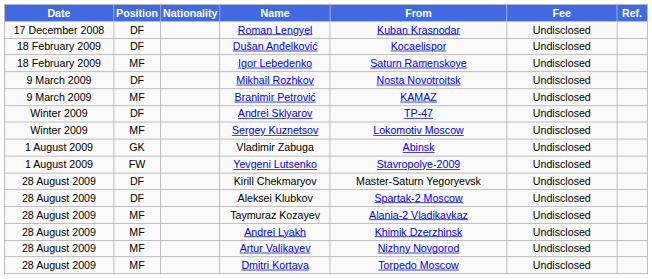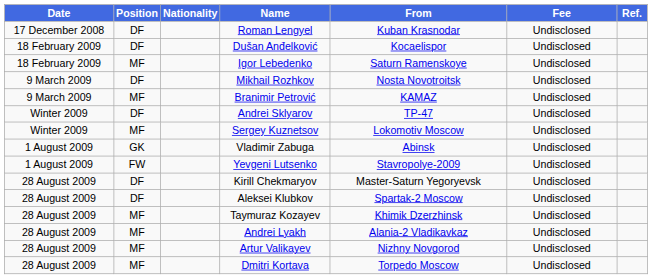(419, 215) Alania-2 Vladikavkaz -> (419, 215) Khimik Dzerzhinsk
(419, 232) Khimik Dzerzhinsk -> (419, 232) Alania-2 Vladikavkaz
